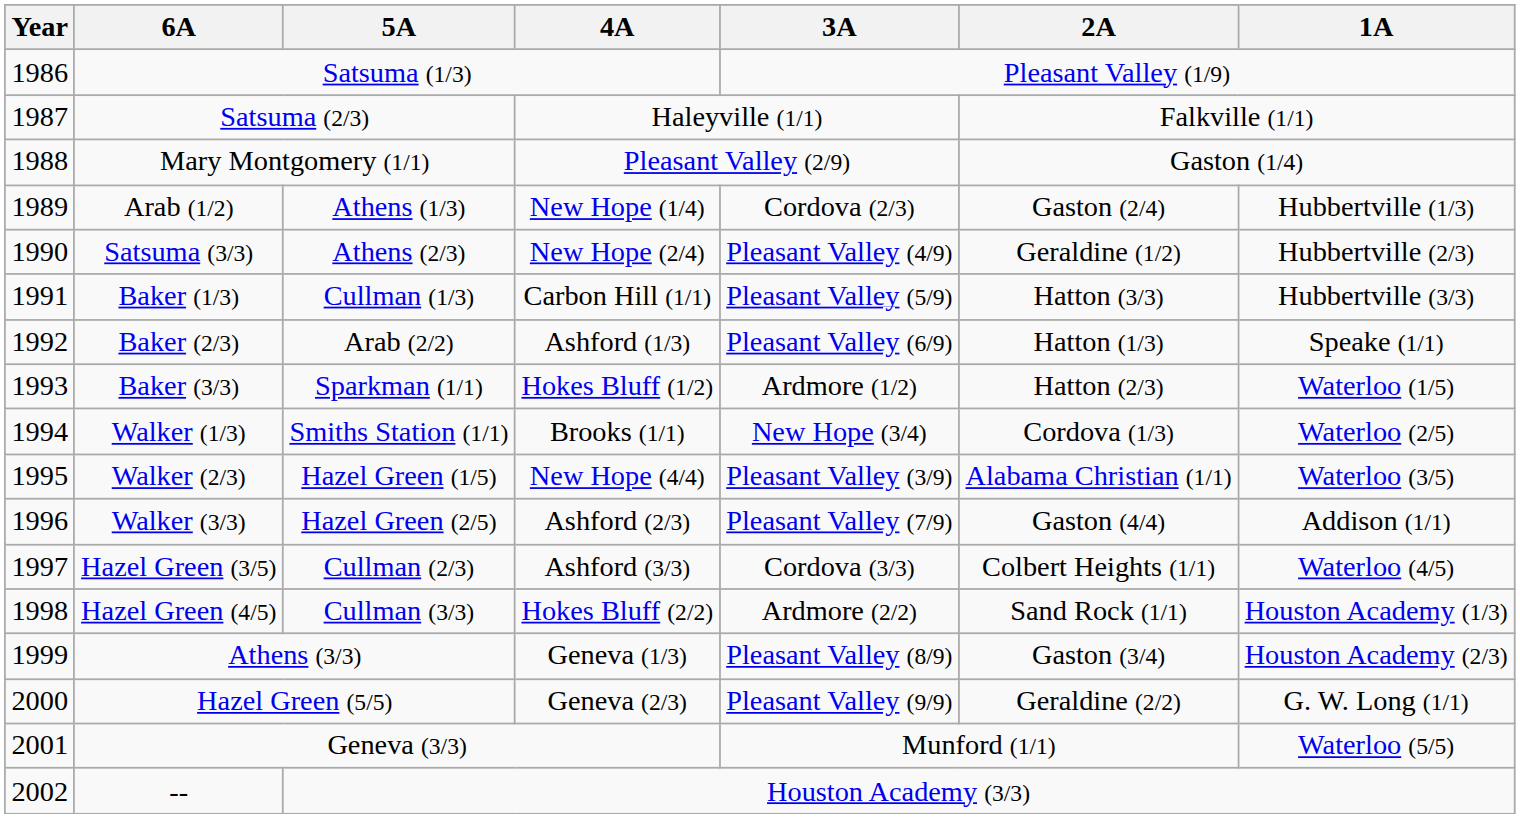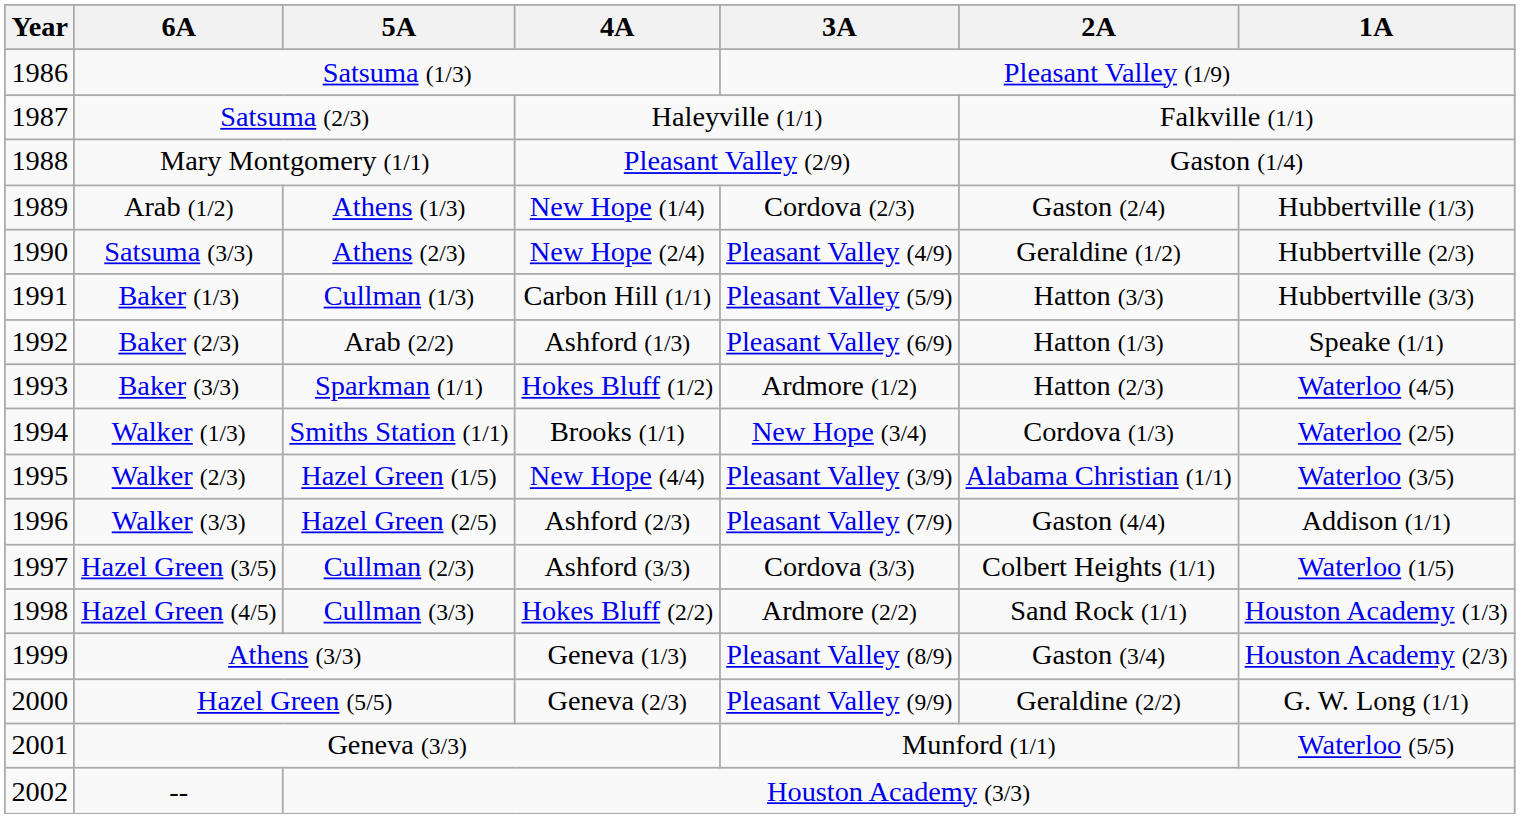(1376, 386) Waterloo (1/5) -> (1376, 386) Waterloo (4/5)
(1376, 565) Waterloo (4/5) -> (1376, 565) Waterloo (1/5)
